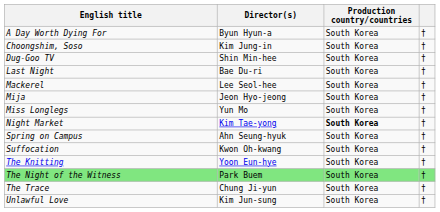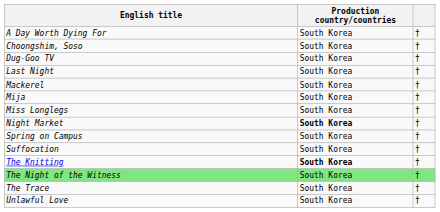- column: (271, 15)
(352, 162) normal -> (326, 162) bold
